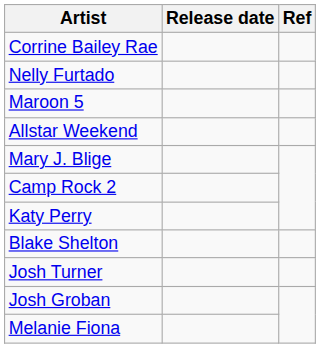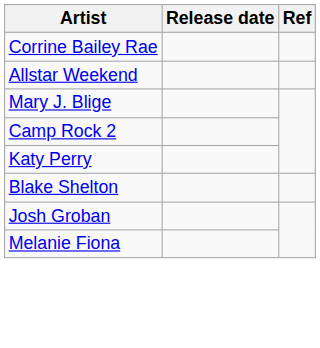- row: (61, 74)
- row: (46, 103)
- row: (56, 272)
